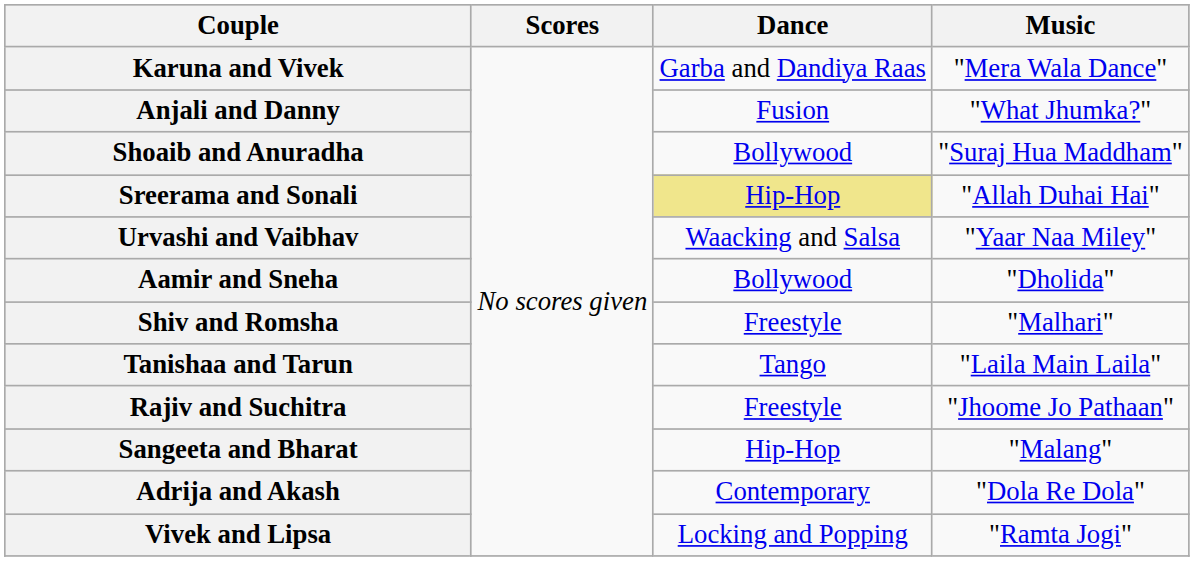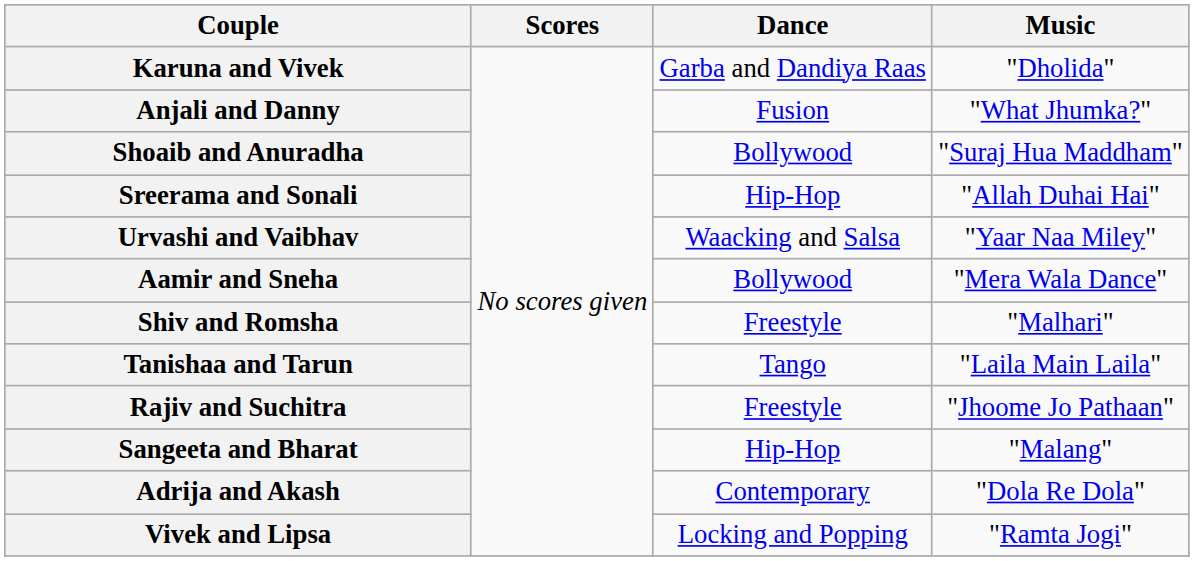(1060, 68) "Mera Wala Dance" -> (1060, 68) "Dholida"
(793, 195) khaki background -> (793, 195) no background
(1060, 279) "Dholida" -> (1060, 279) "Mera Wala Dance"
